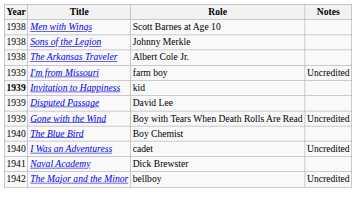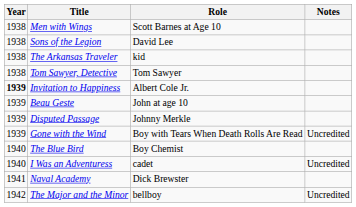(162, 42) Johnny Merkle -> (153, 42) David Lee
(161, 57) Albert Cole Jr. -> (139, 57) kid
+ row: (74, 73)
- row: (65, 73)
(139, 88) kid -> (161, 88) Albert Cole Jr.
+ row: (52, 103)
(153, 103) David Lee -> (162, 118) Johnny Merkle
